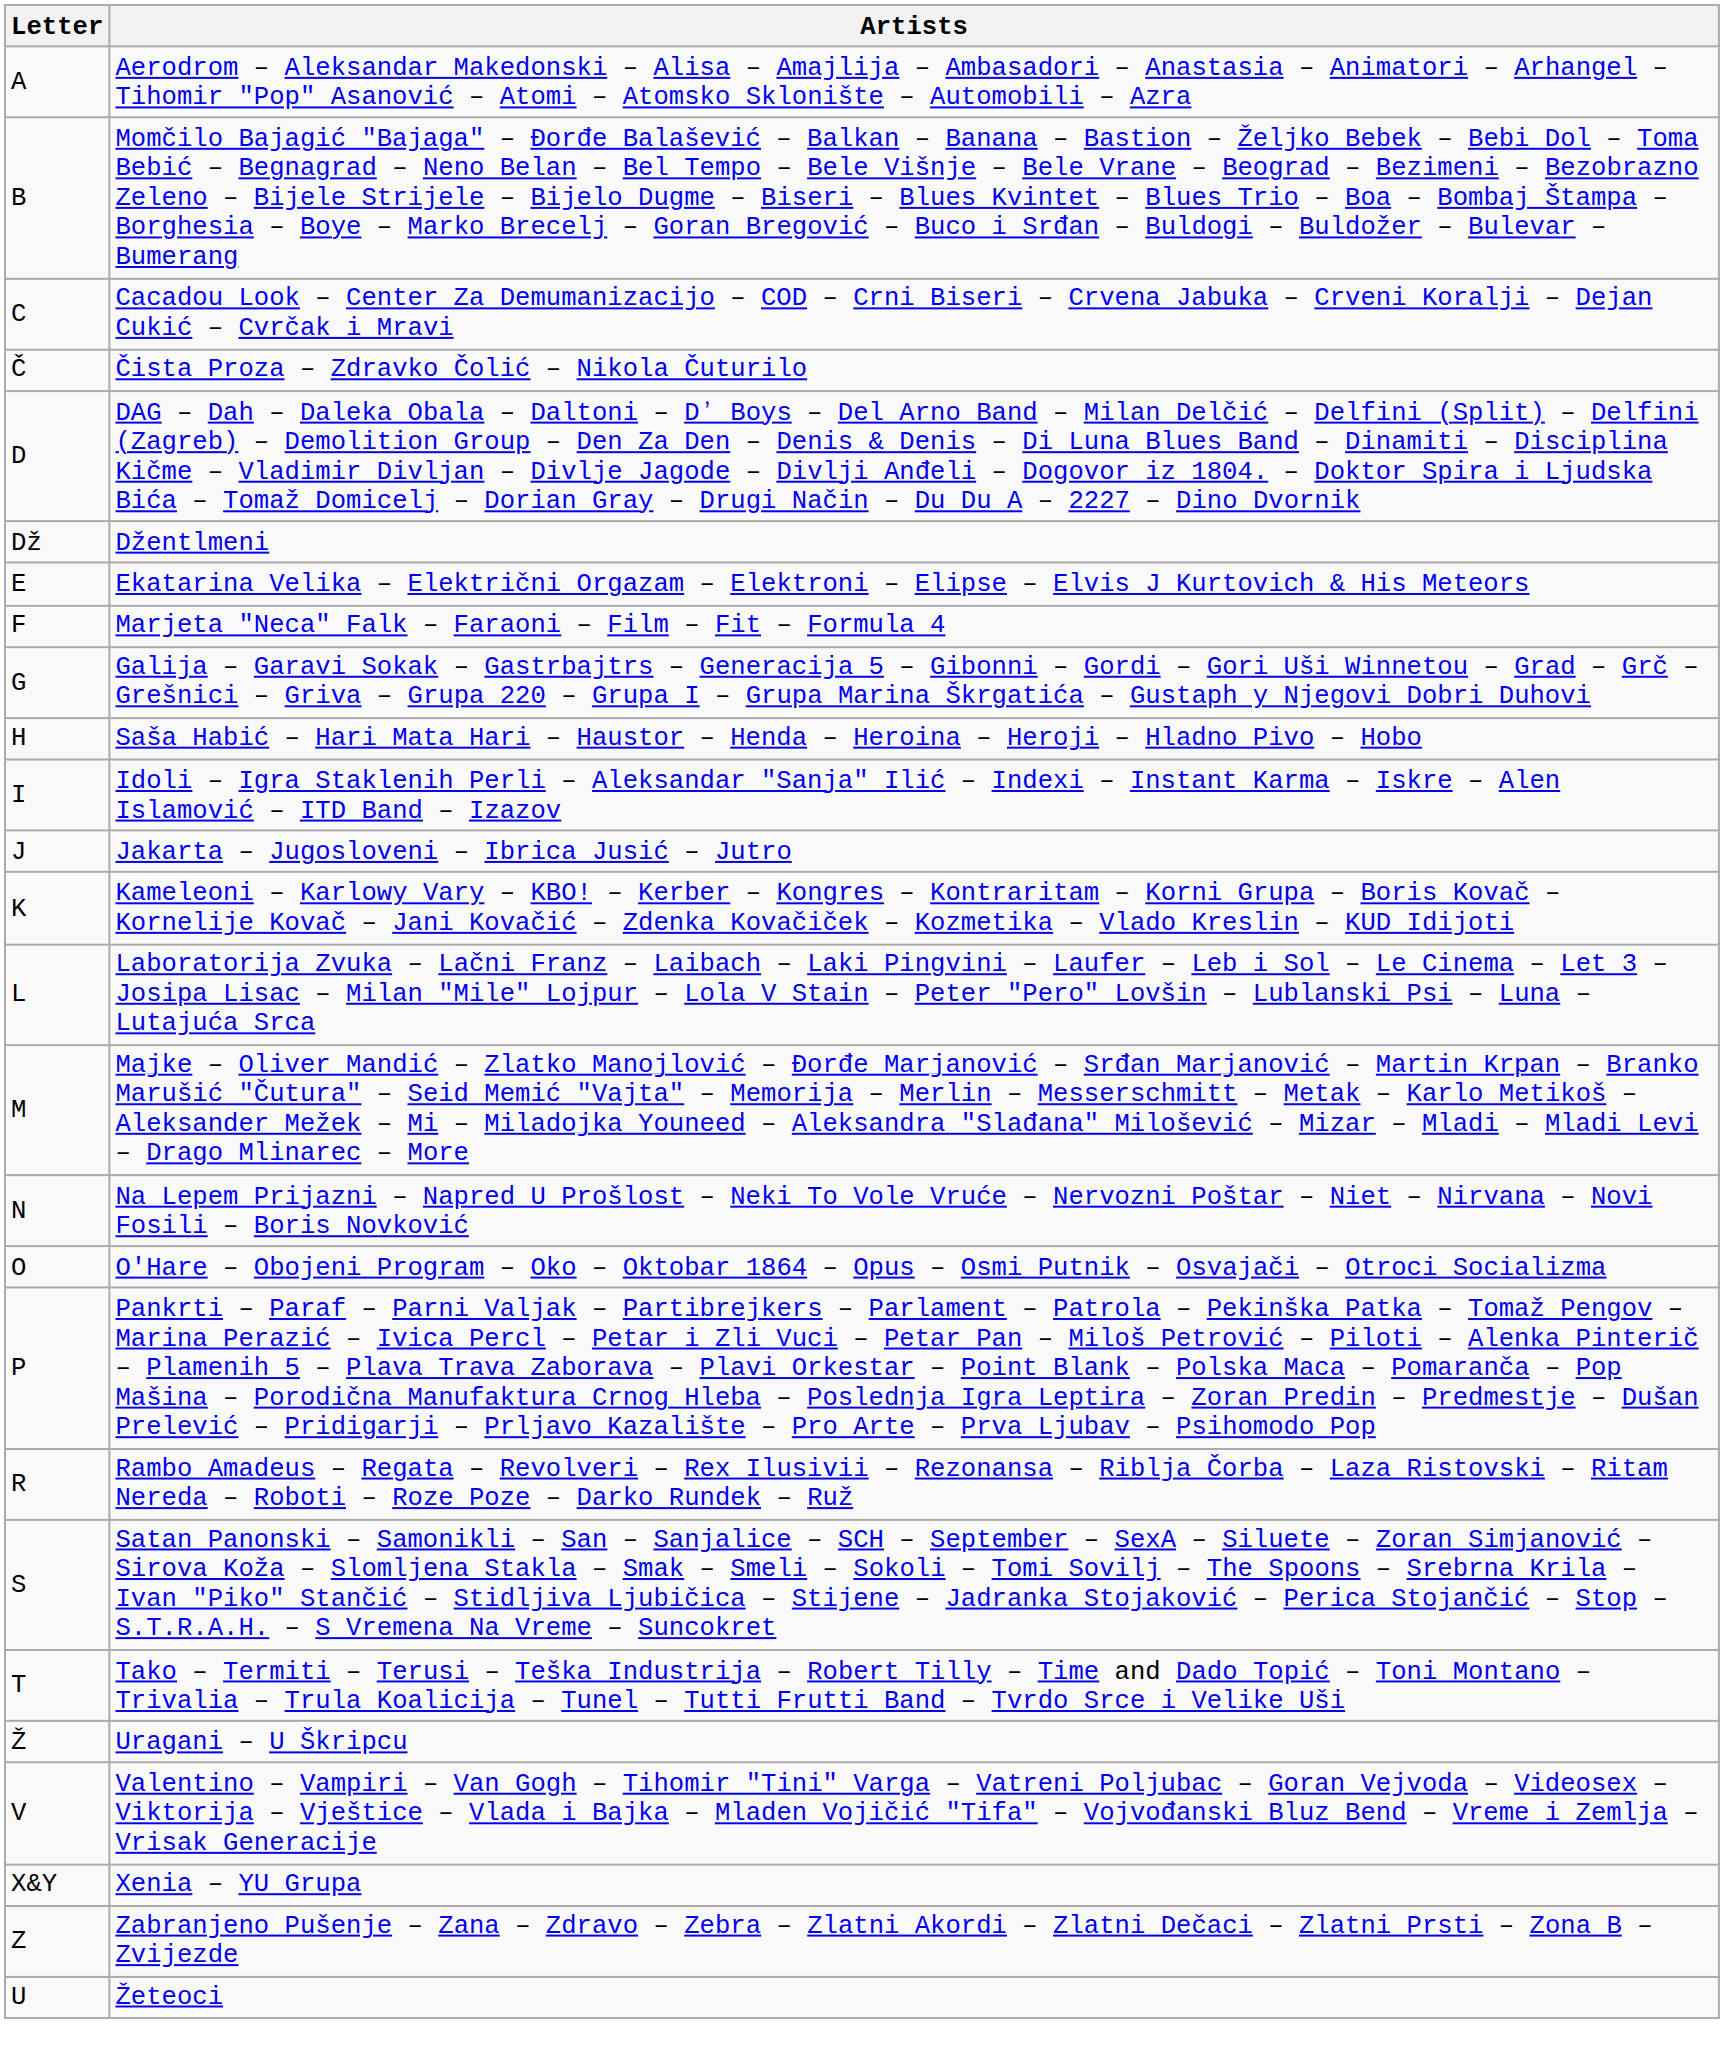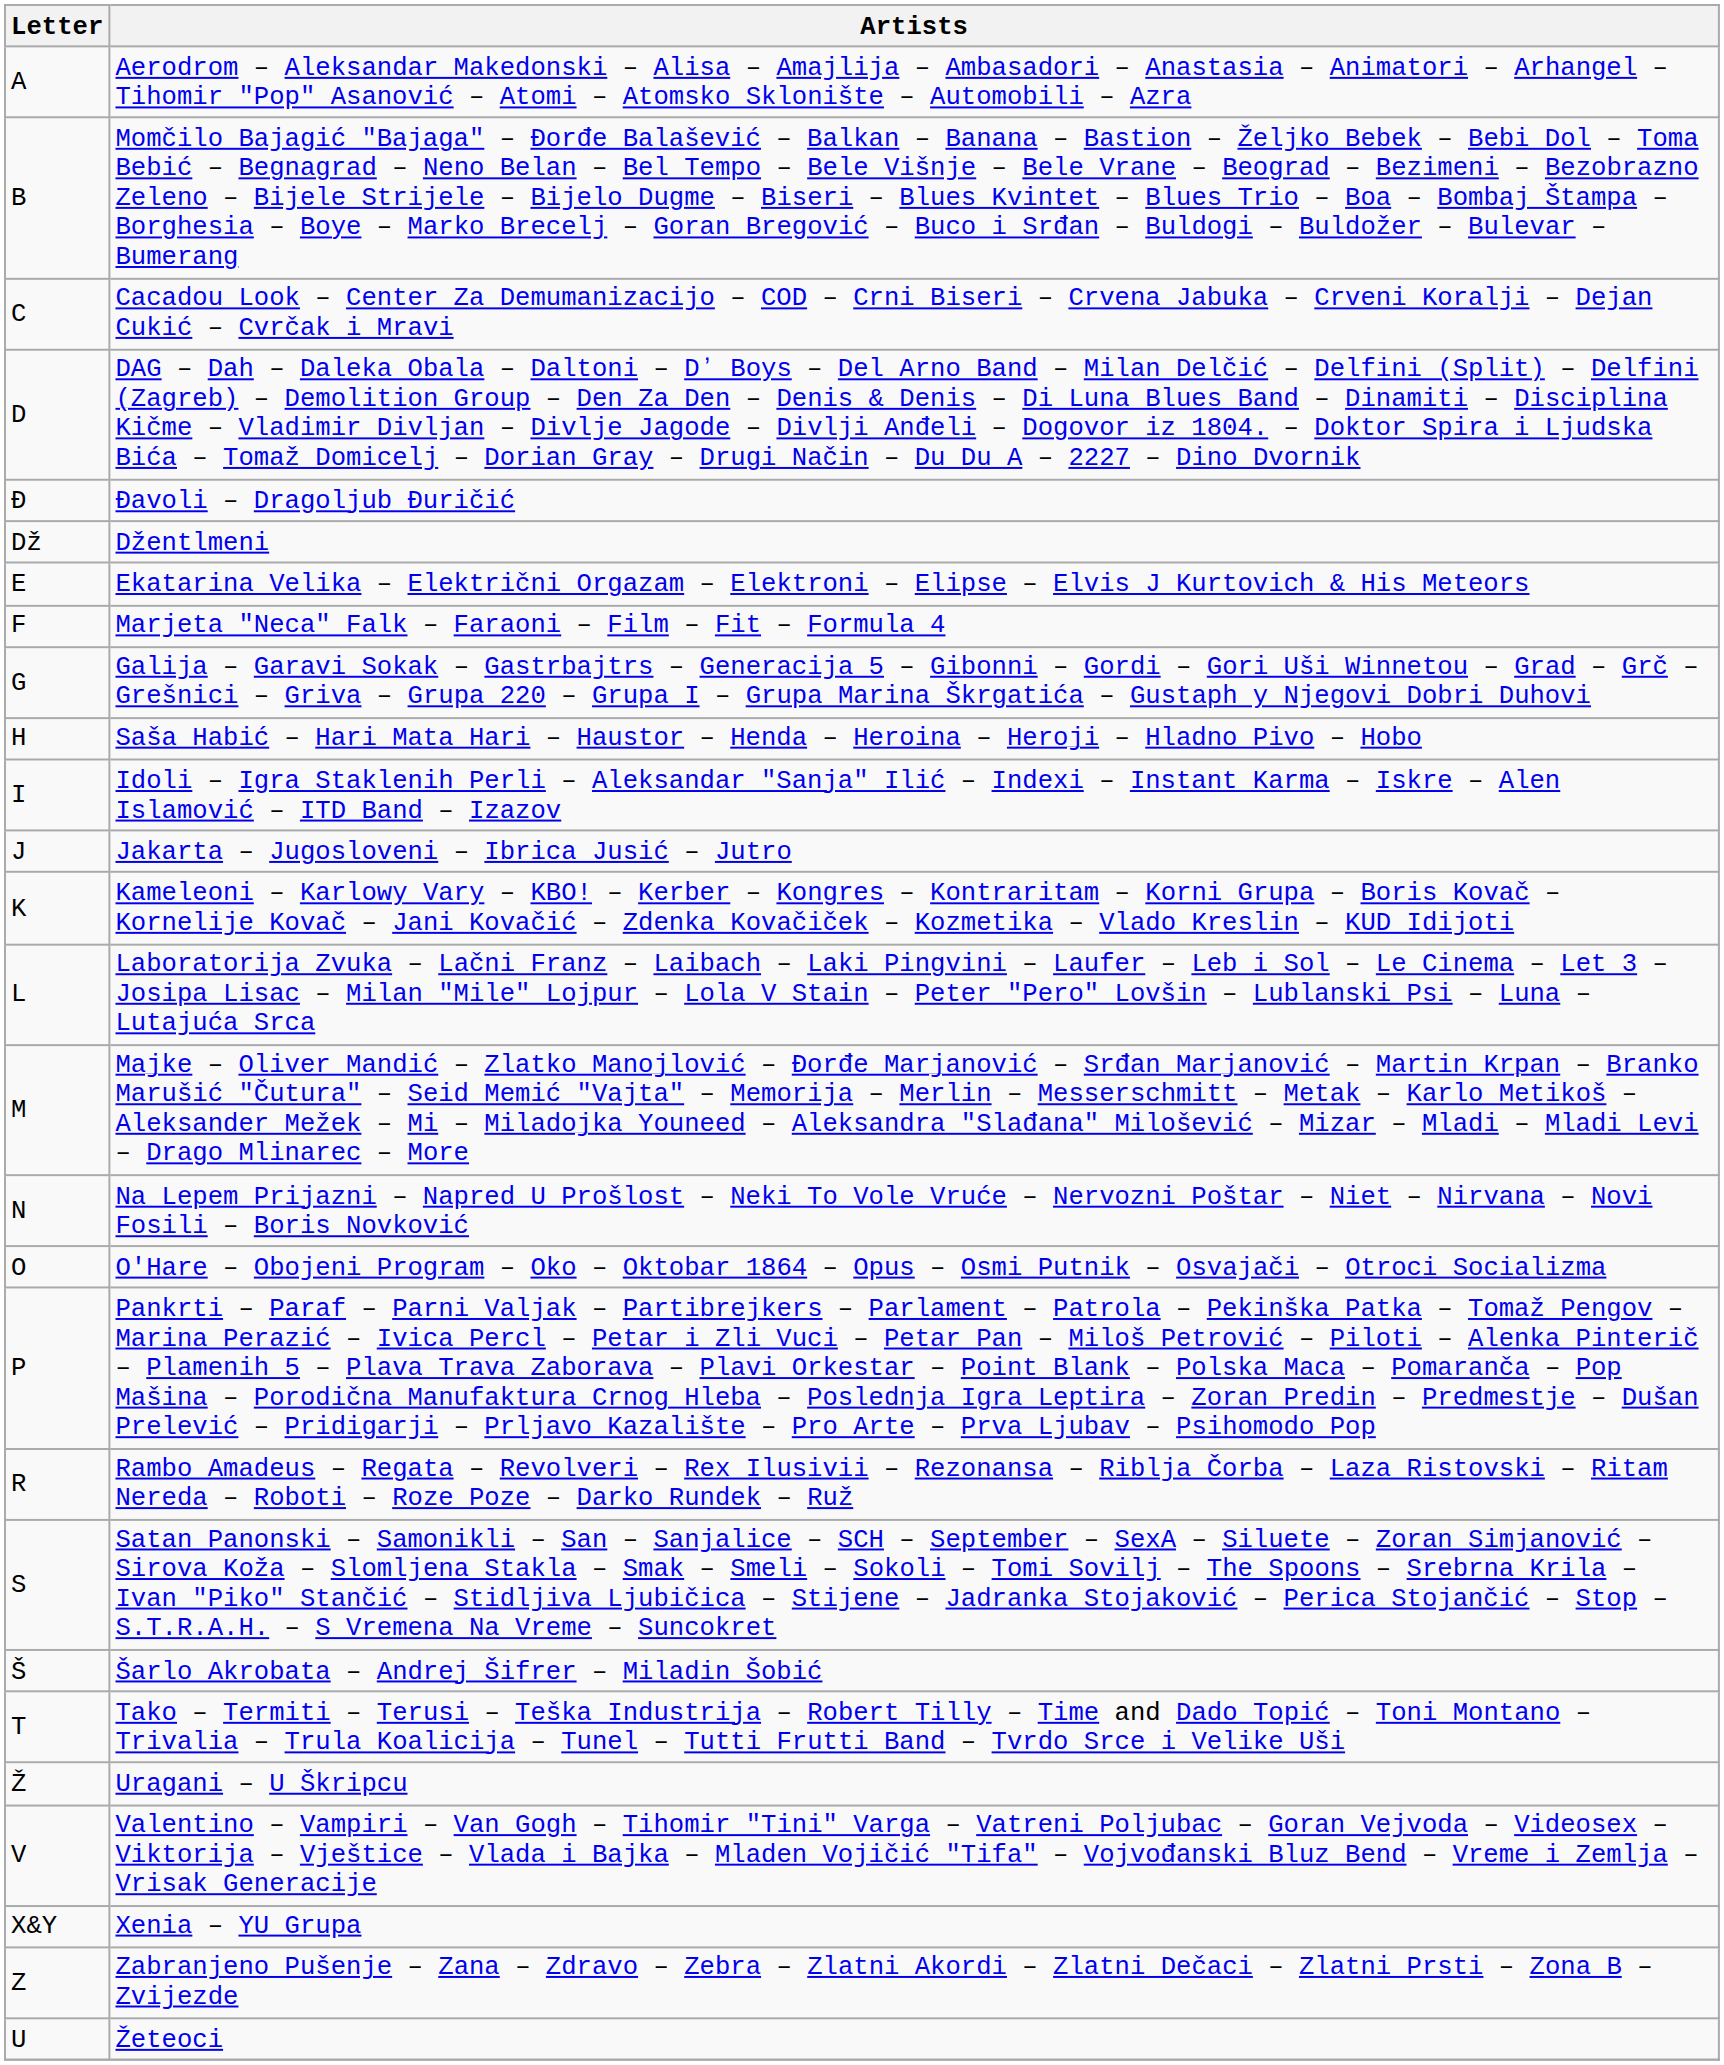- row: (461, 370)
+ row: (315, 501)
+ row: (469, 1671)
